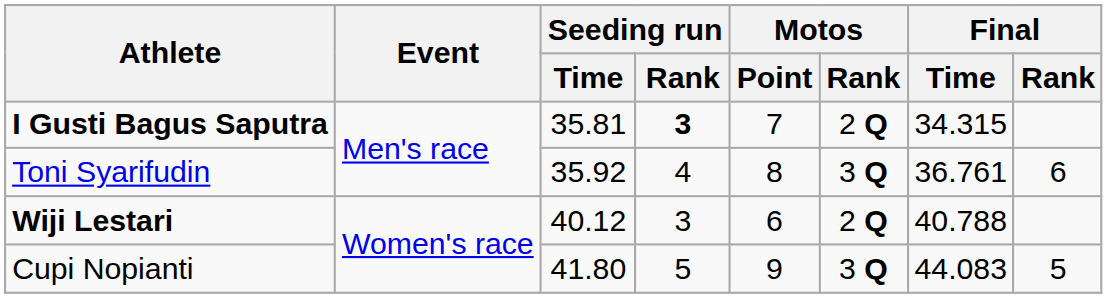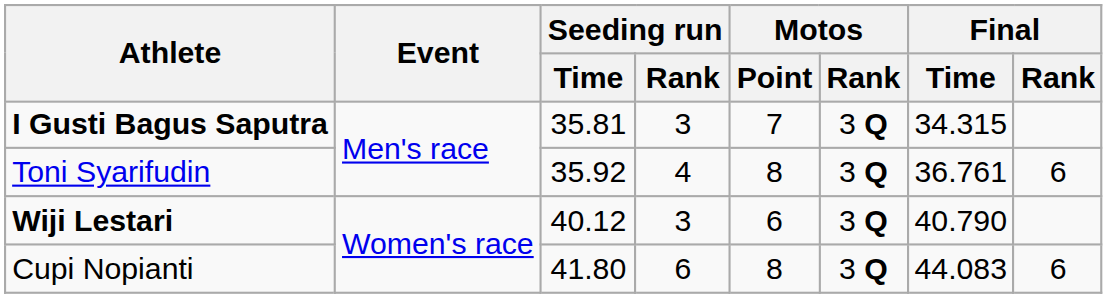(683, 125) bold -> (683, 125) normal
(863, 125) 2 Q -> (863, 125) 3 Q
(863, 220) 2 Q -> (863, 220) 3 Q
(961, 220) 40.788 -> (961, 220) 40.790
(683, 268) 5 -> (683, 268) 6
(774, 268) 9 -> (774, 268) 8
(1058, 268) 5 -> (1058, 268) 6
